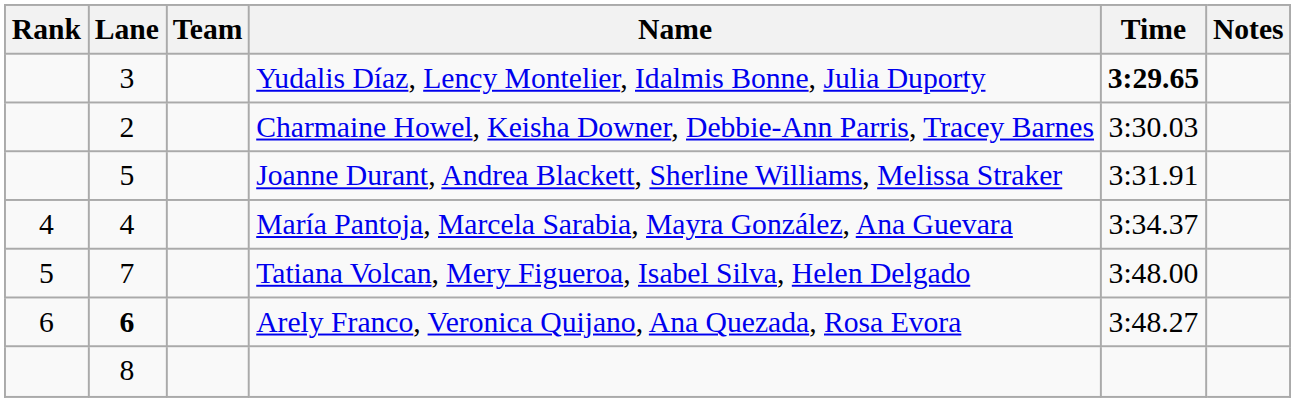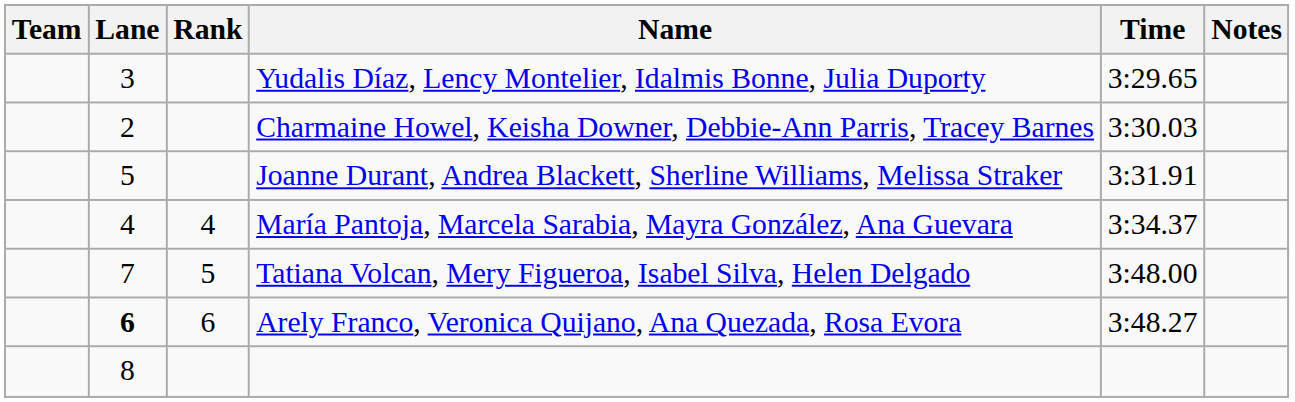columns swapped: (46, 29) <-> (208, 29)
(1153, 77) bold -> (1153, 77) normal
